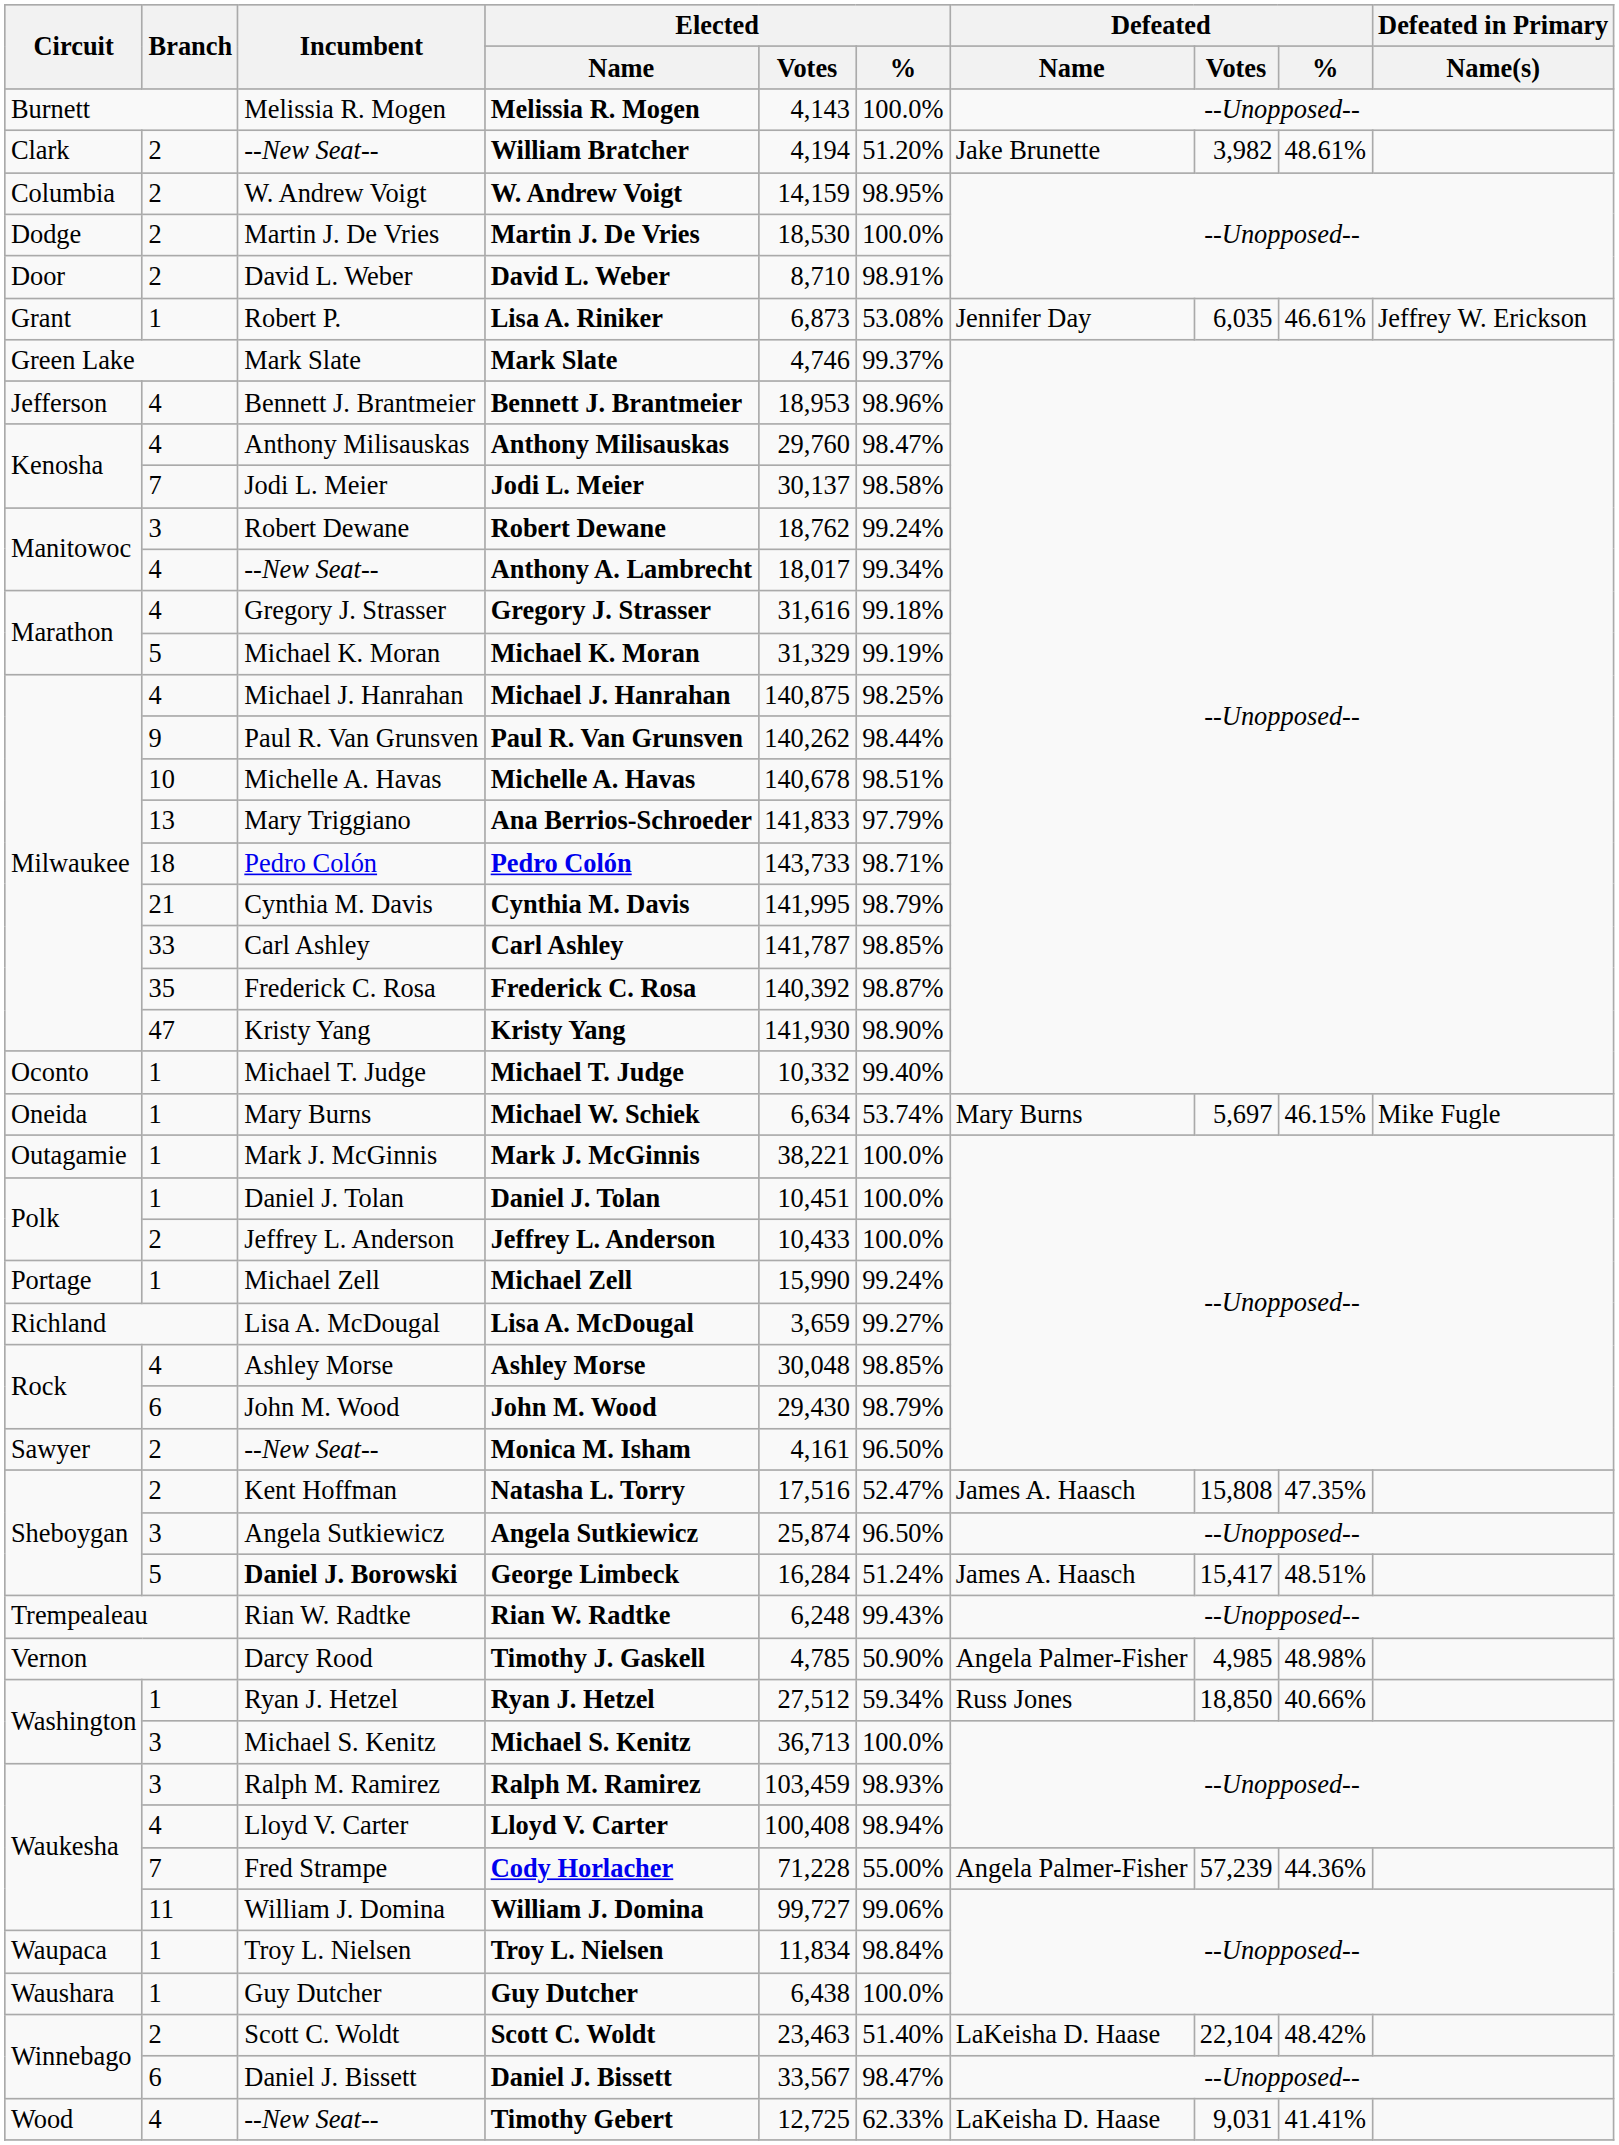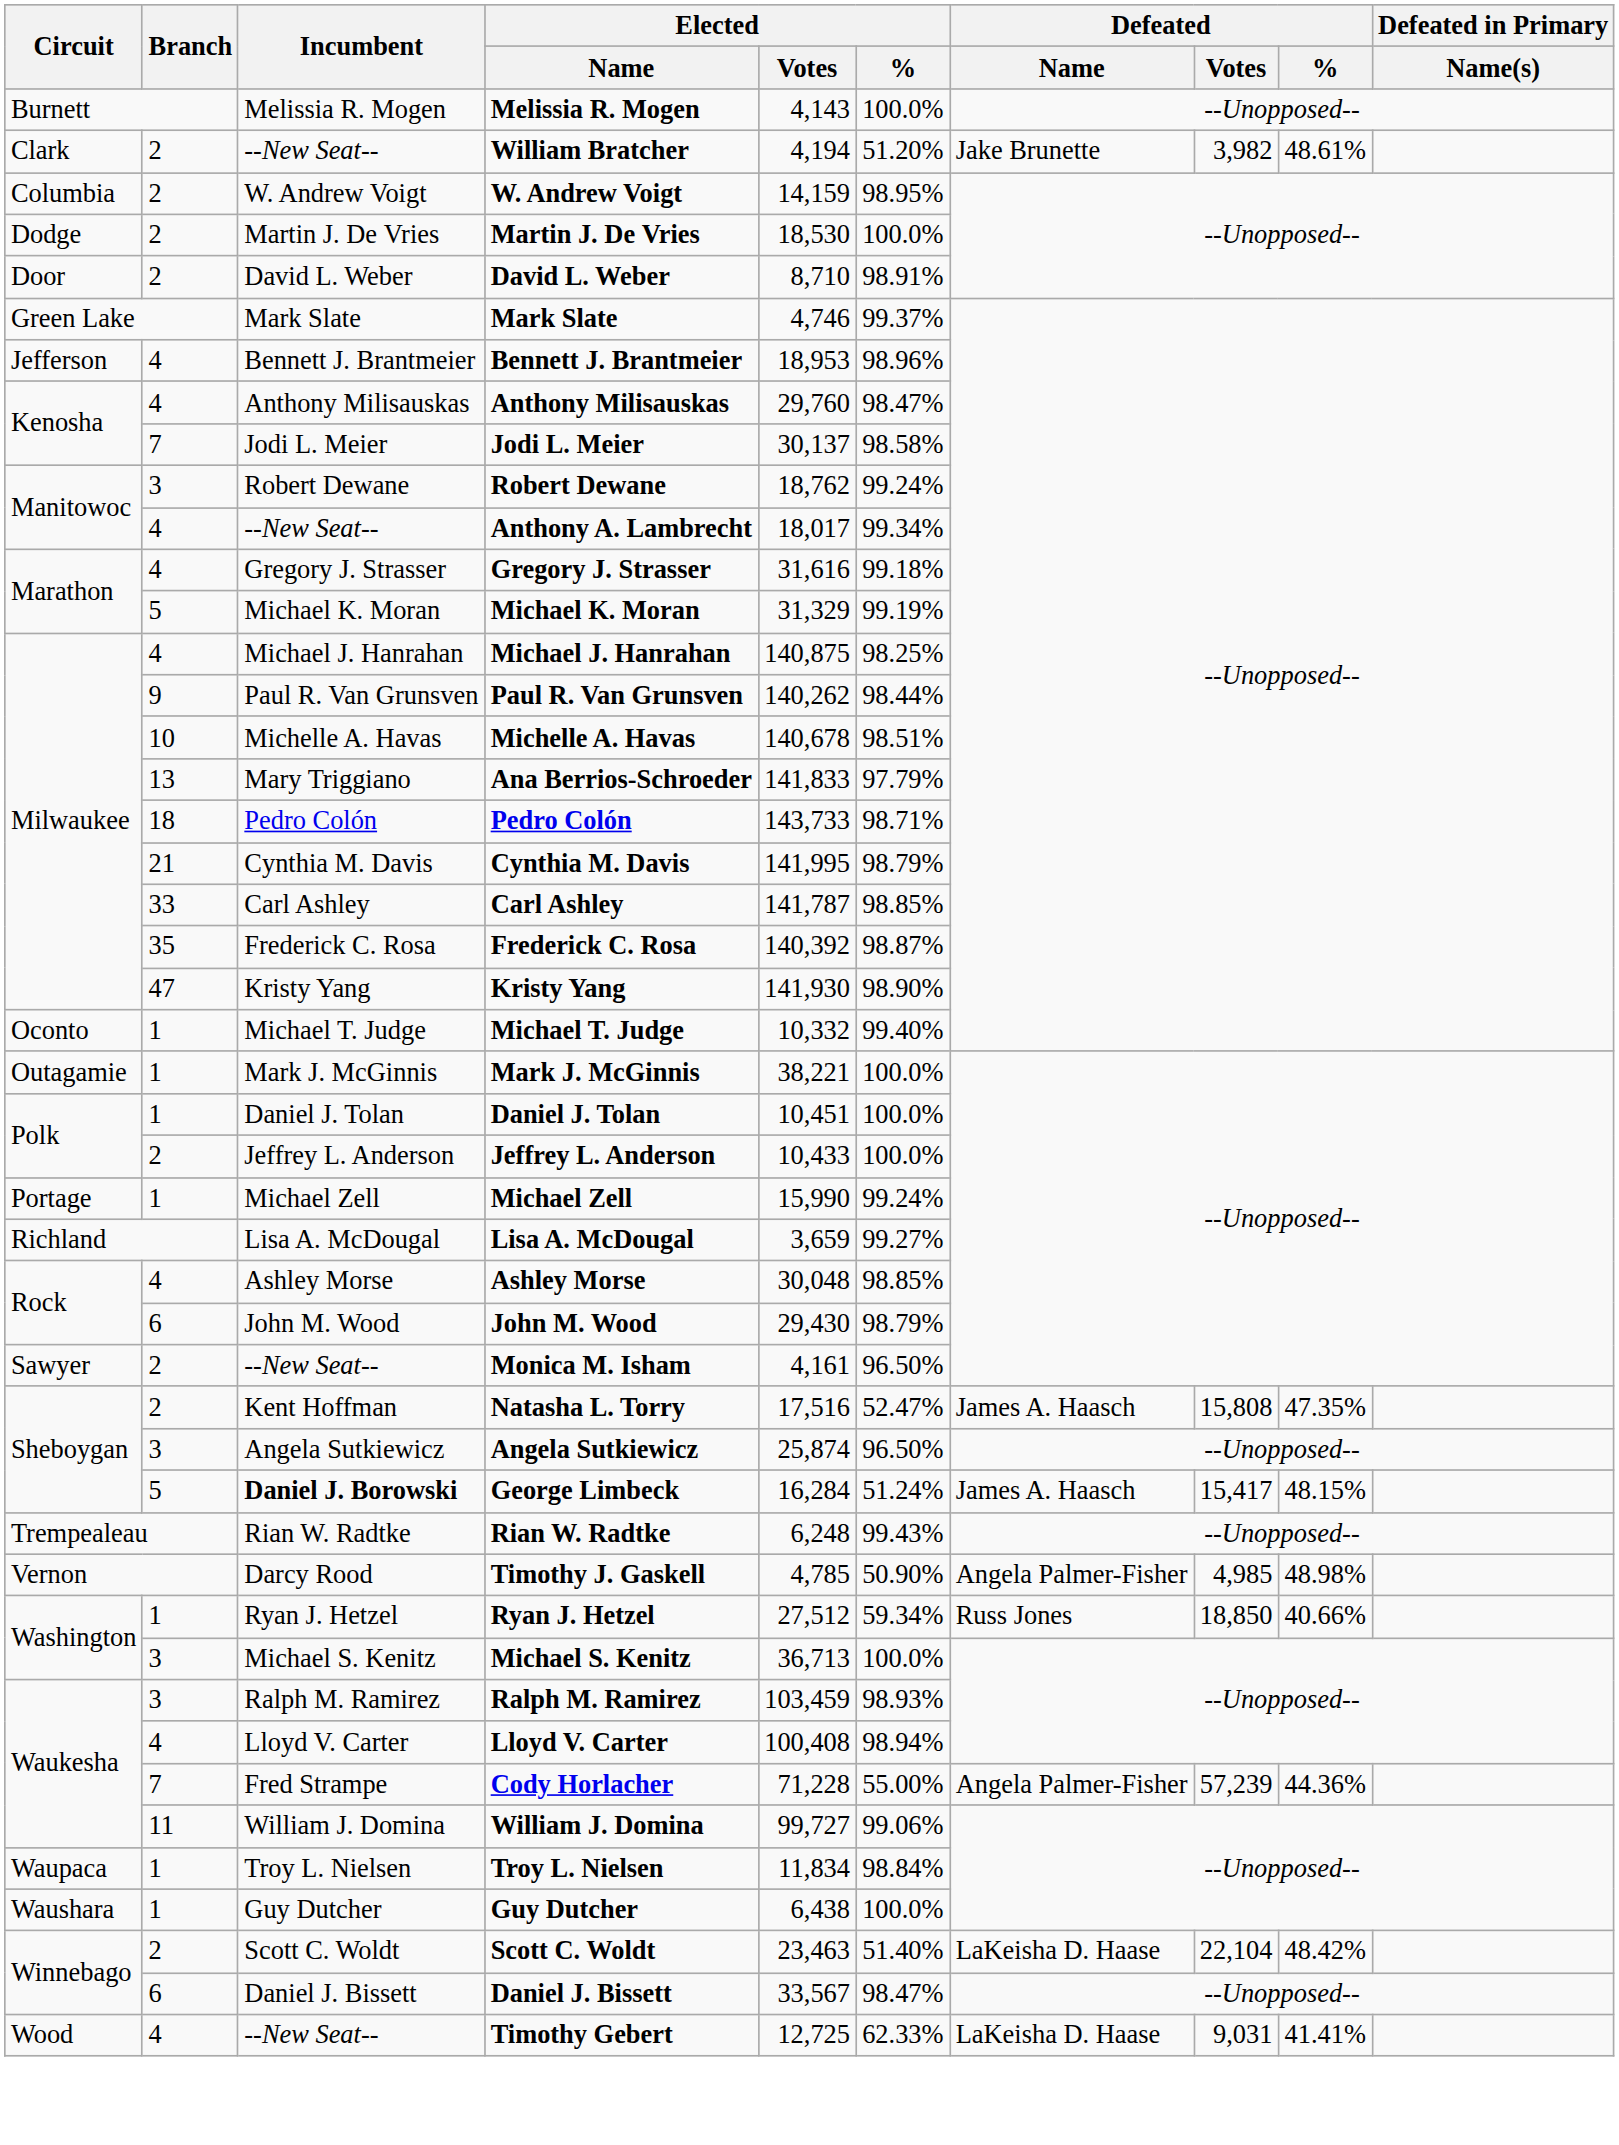- row: (577, 318)
- row: (595, 1114)
(1325, 1574) 48.51% -> (1325, 1490) 48.15%
